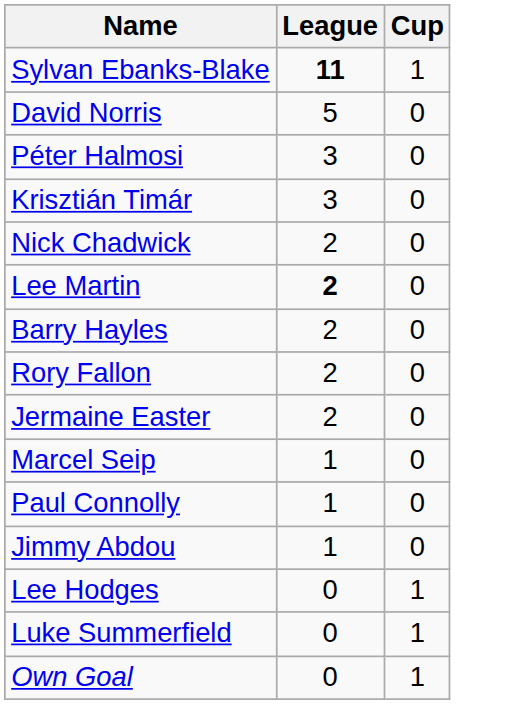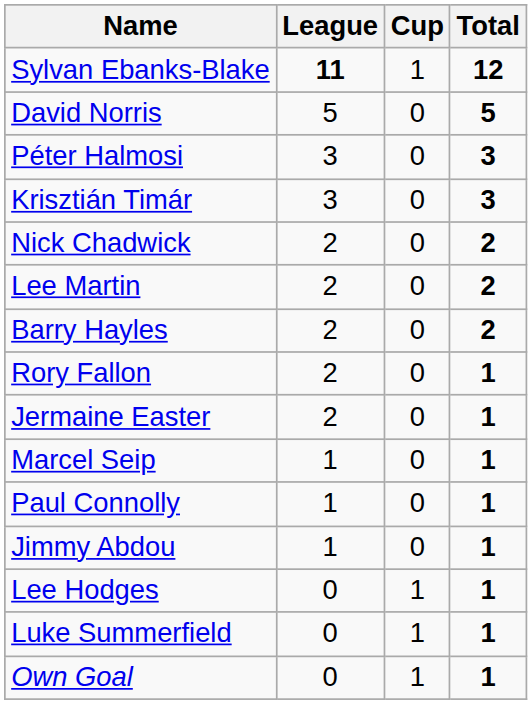+ column: (488, 26)
(330, 286) bold -> (330, 286) normal
